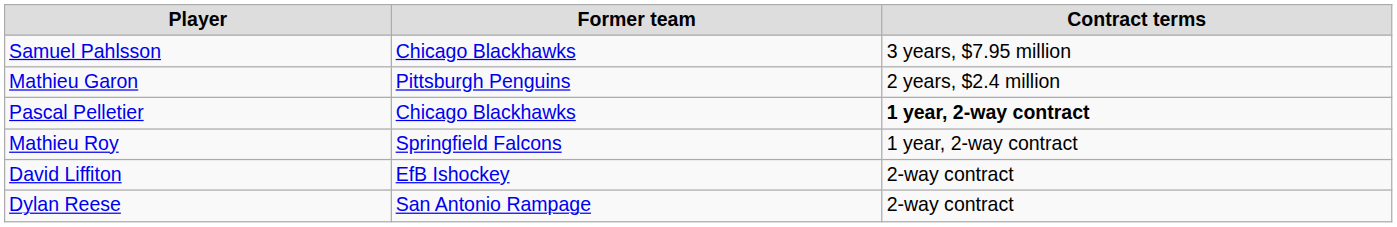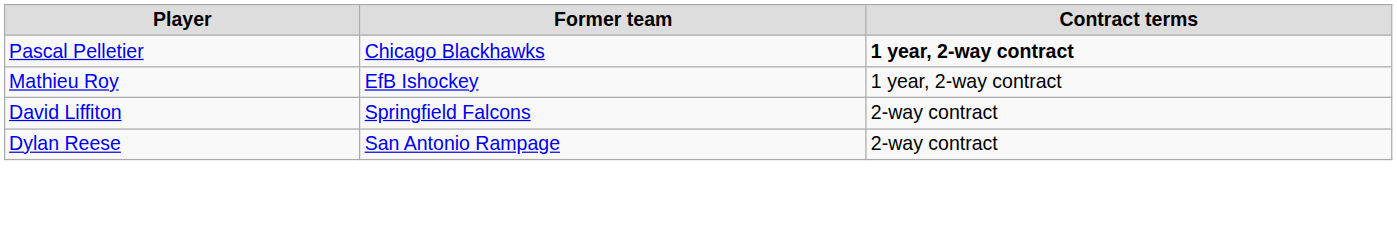- row: (85, 50)
- row: (74, 81)
(479, 143) Springfield Falcons -> (422, 81) EfB Ishockey
(453, 174) EfB Ishockey -> (448, 112) Springfield Falcons
